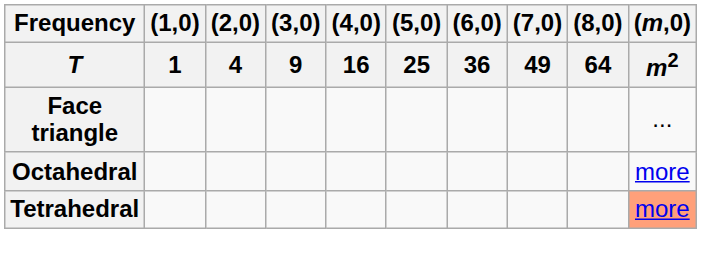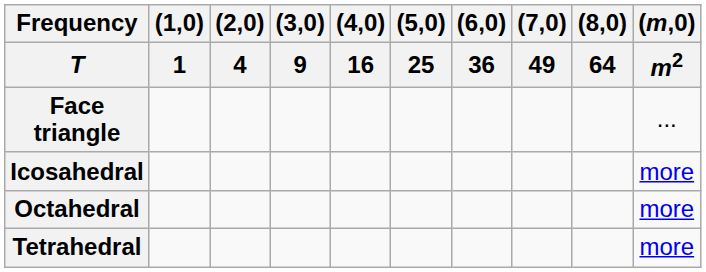+ row: (77, 171)
(662, 209) lightsalmon background -> (667, 247) no background
